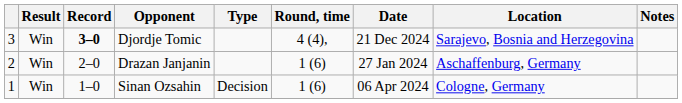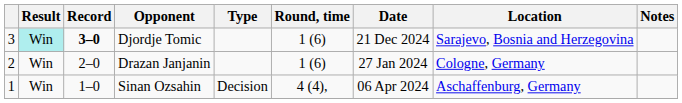(41, 40) no background -> (41, 40) paleturquoise background
(312, 40) 4 (4), -> (312, 40) 1 (6)
(508, 63) Aschaffenburg, Germany -> (490, 63) Cologne, Germany
(312, 87) 1 (6) -> (312, 87) 4 (4),
(490, 87) Cologne, Germany -> (508, 87) Aschaffenburg, Germany
